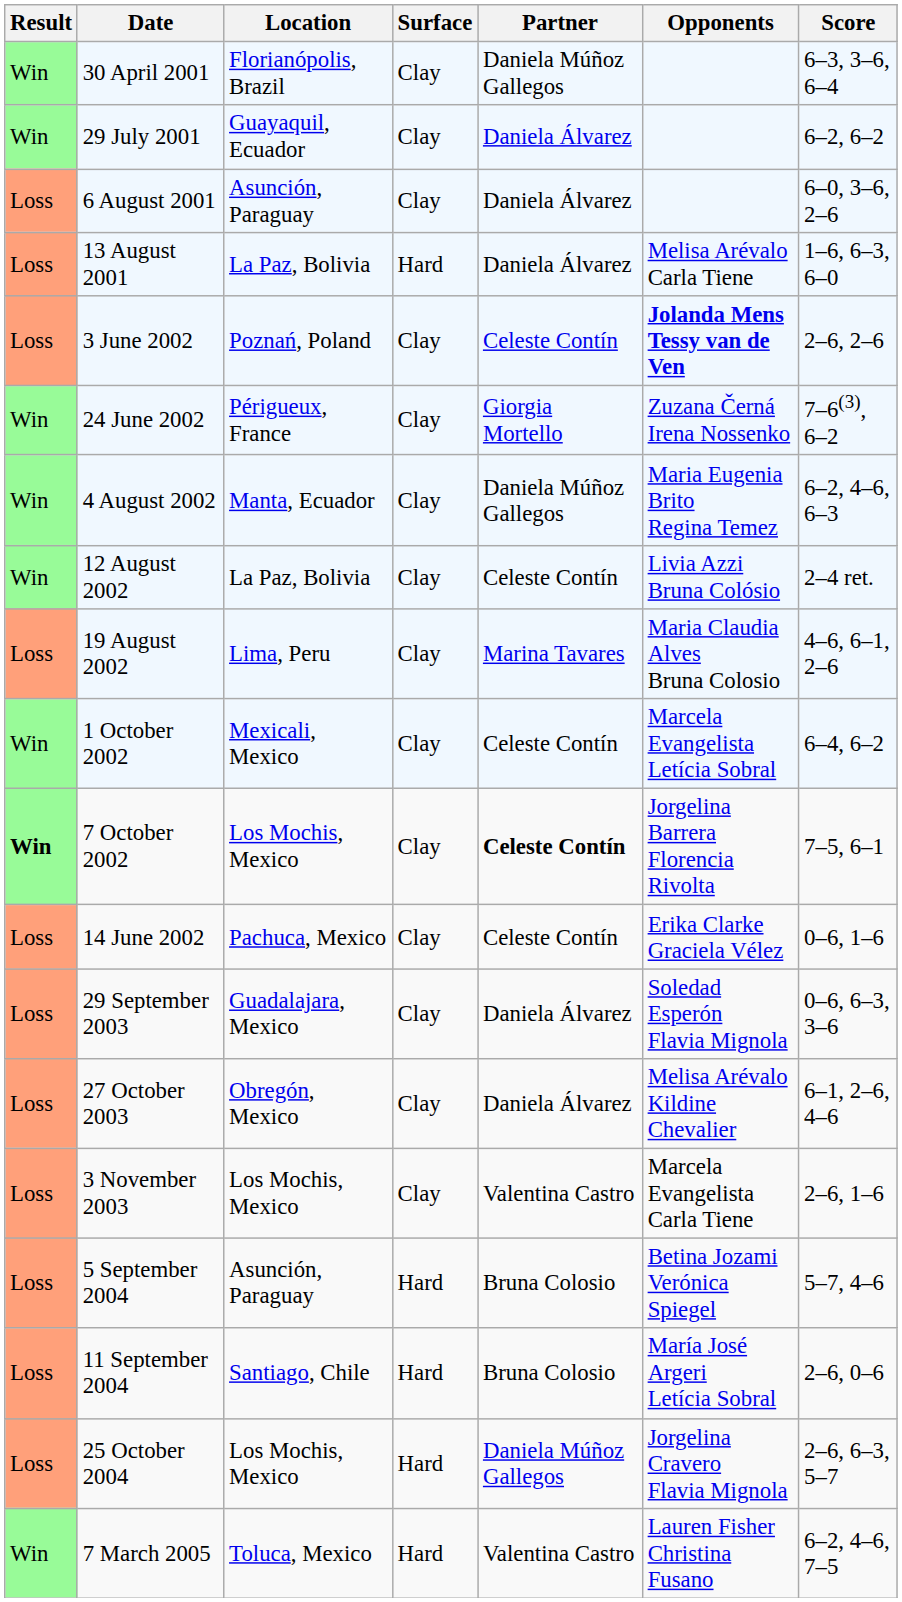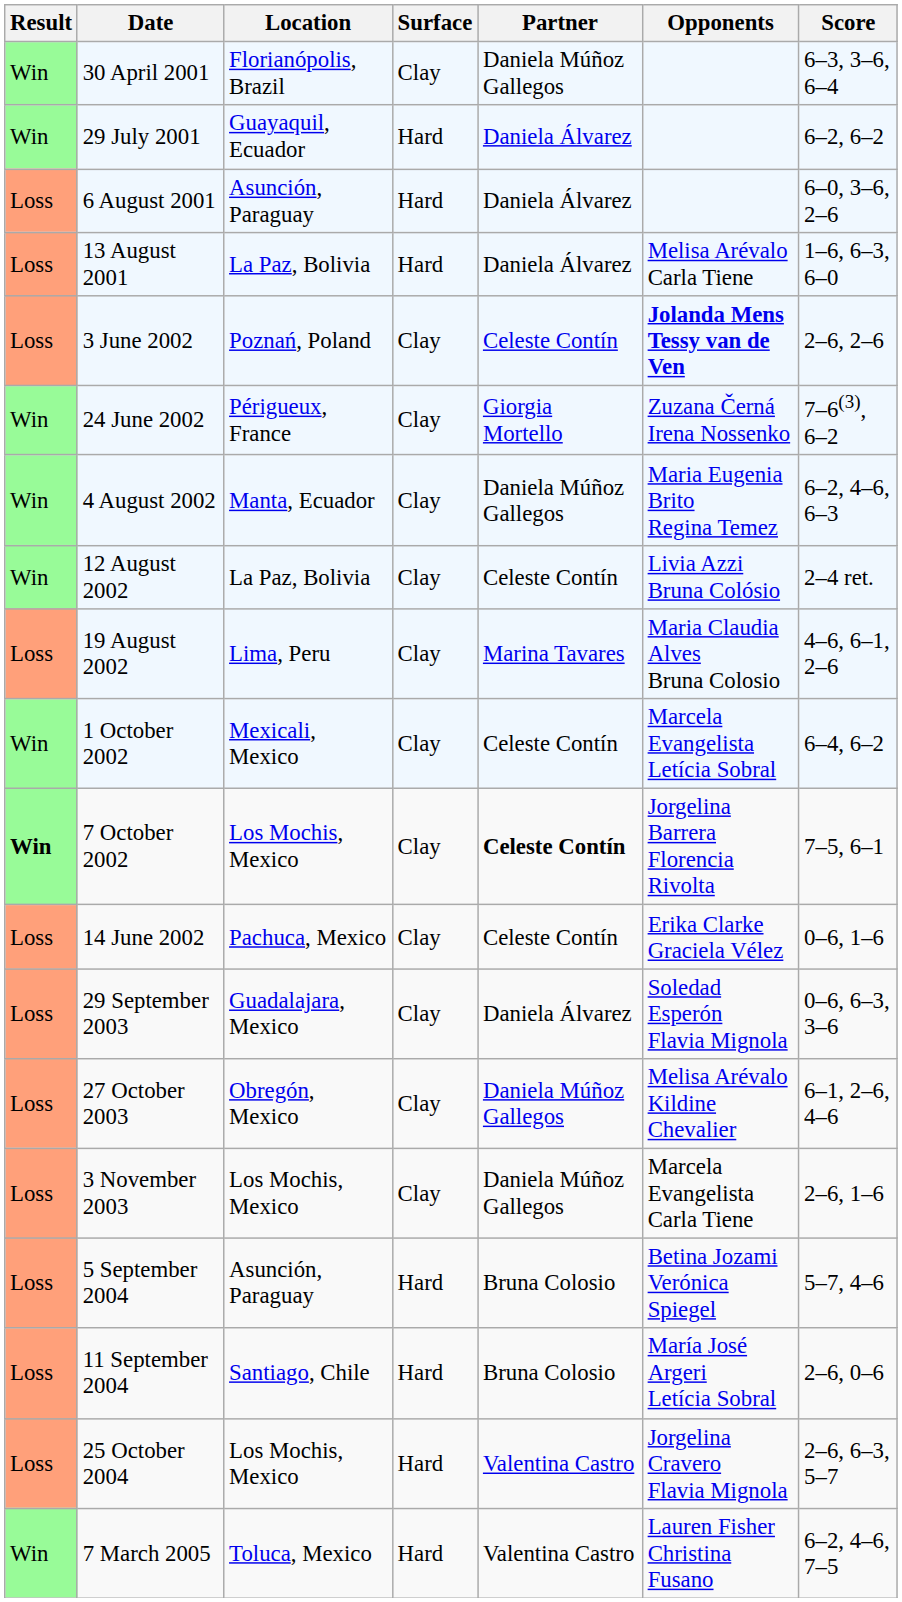(419, 136) Clay -> (420, 136) Hard
(419, 199) Clay -> (420, 199) Hard
(557, 1102) Daniela Álvarez -> (554, 1102) Daniela Múñoz Gallegos
(559, 1192) Valentina Castro -> (554, 1192) Daniela Múñoz Gallegos
(554, 1462) Daniela Múñoz Gallegos -> (559, 1462) Valentina Castro
